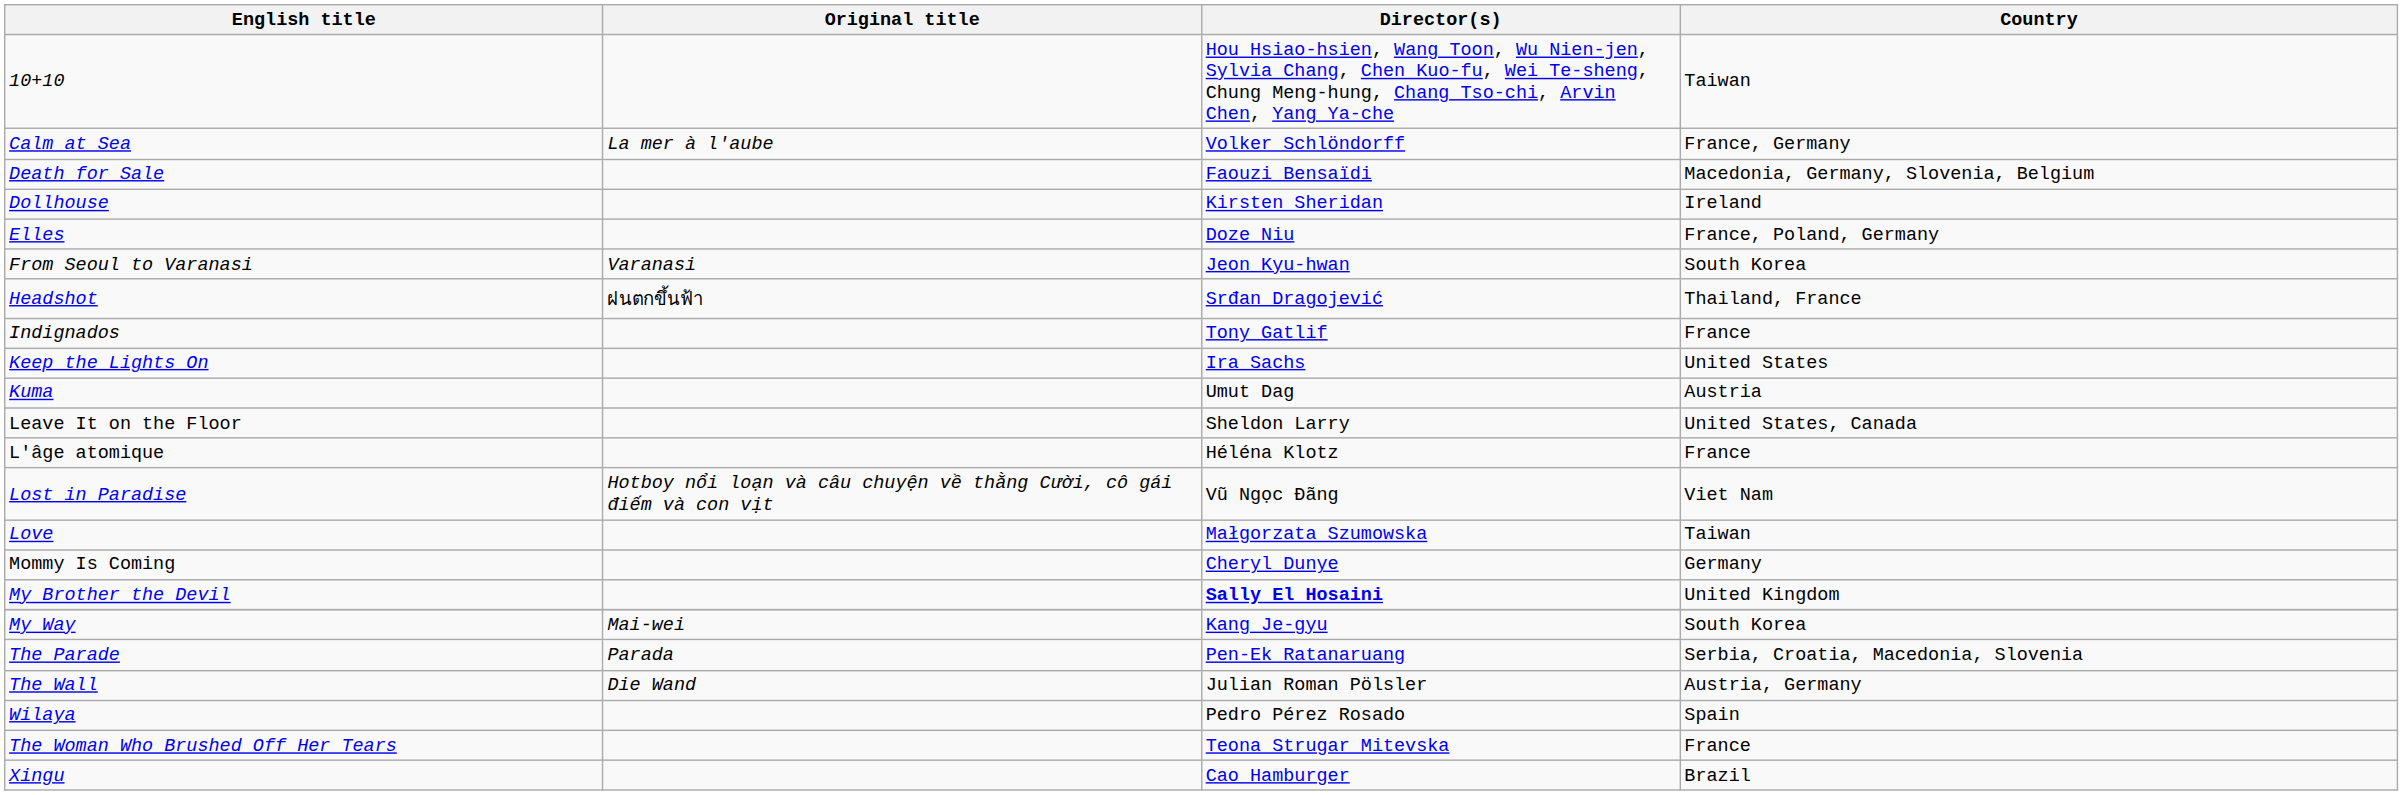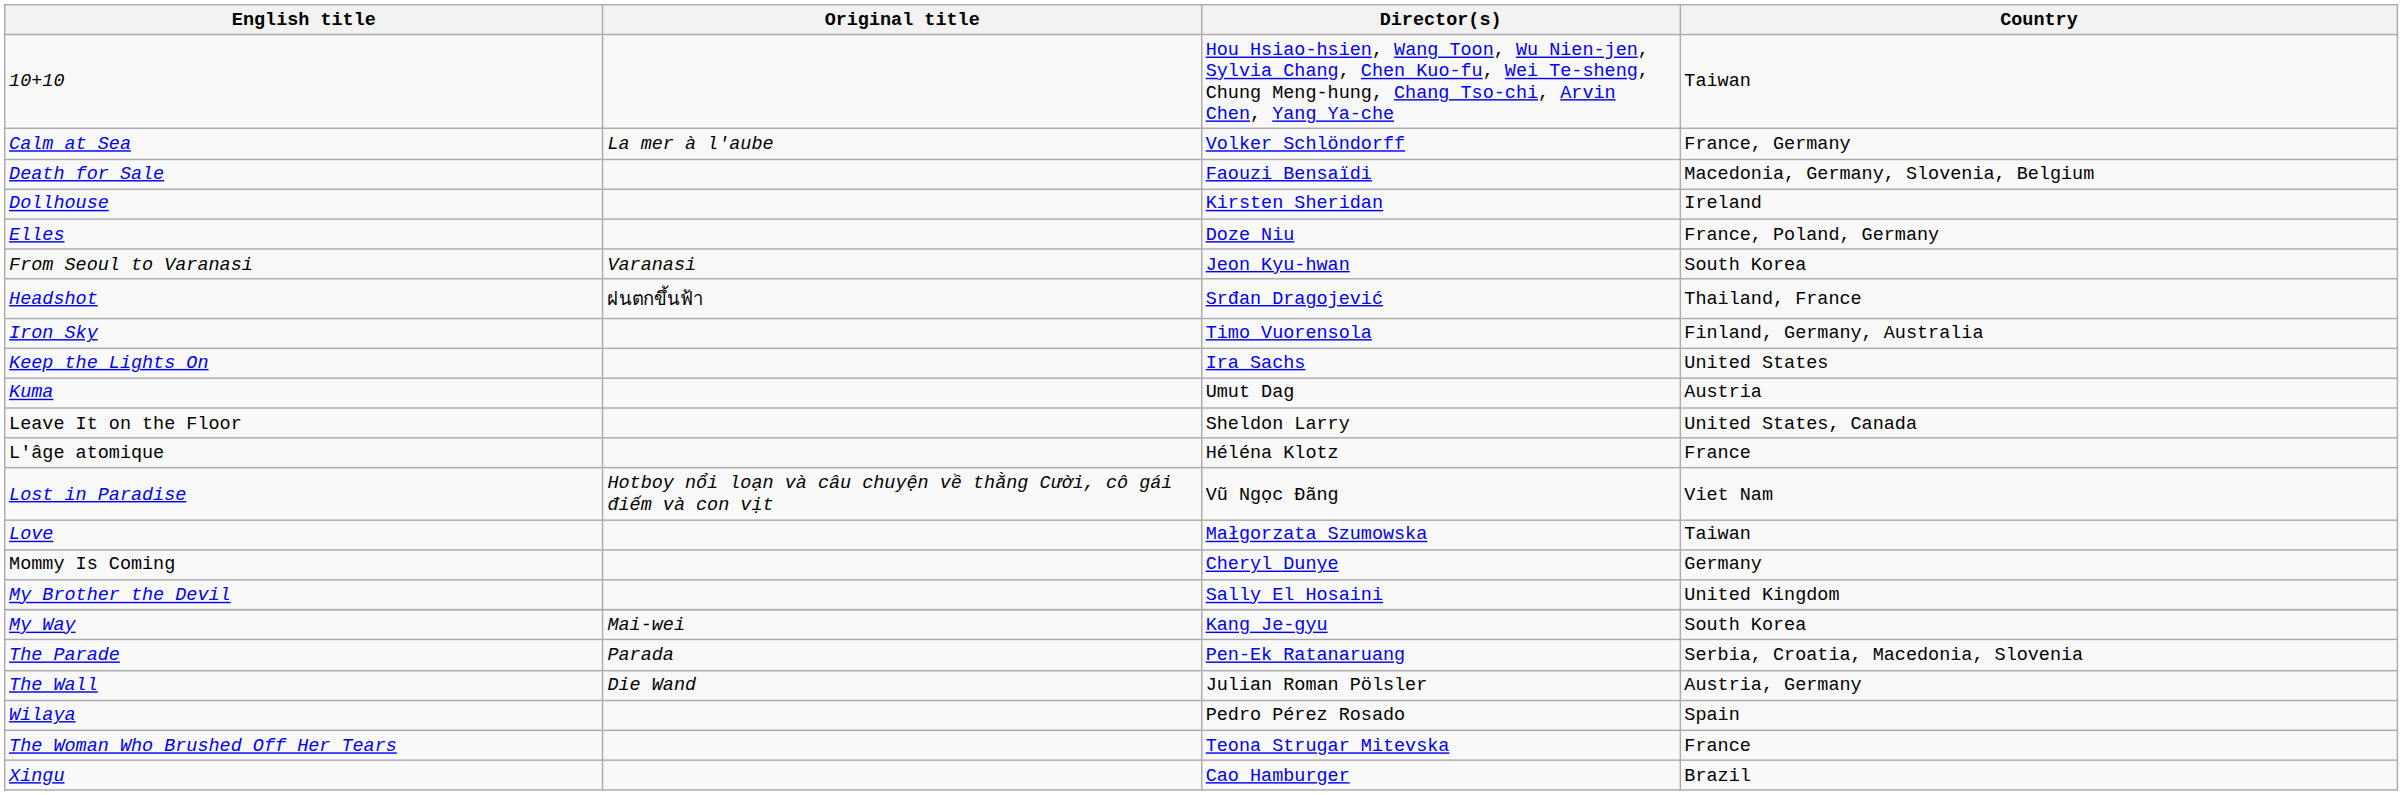- row: (64, 333)
+ row: (53, 333)
(1294, 595) bold -> (1294, 595) normal
